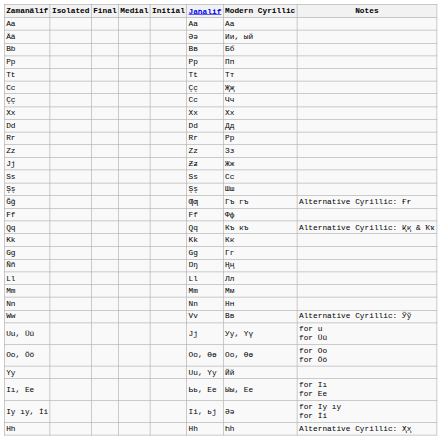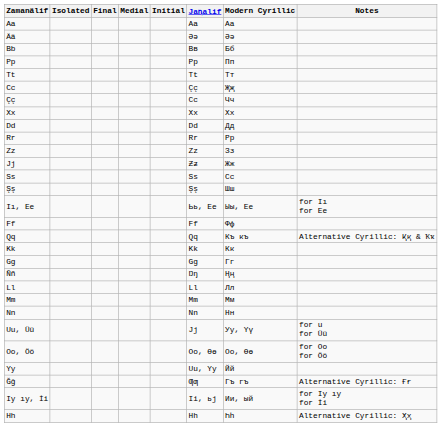(239, 37) Ии, ый -> (230, 37) Әә
rows swapped: (11, 202) <-> (20, 390)
- row: (11, 316)
(230, 411) Әә -> (239, 399) Ии, ый
